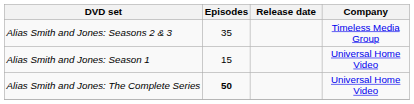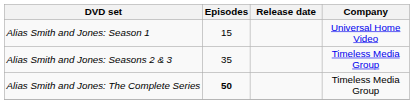rows swapped: (78, 59) <-> (89, 33)
(366, 86) Universal Home Video -> (366, 86) Timeless Media Group
